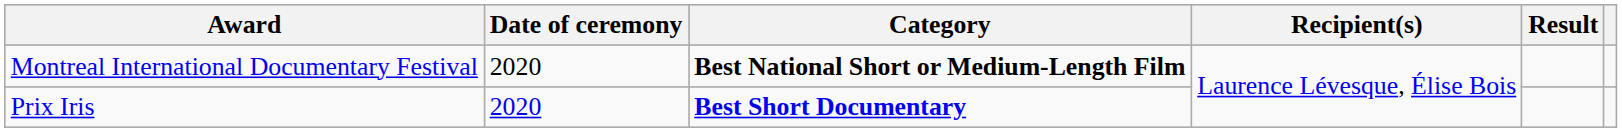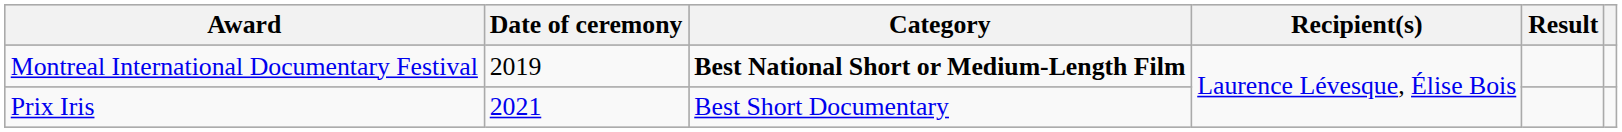(516, 65) 2020 -> (516, 65) 2019
(516, 106) 2020 -> (516, 106) 2021
(830, 106) bold -> (822, 106) normal
